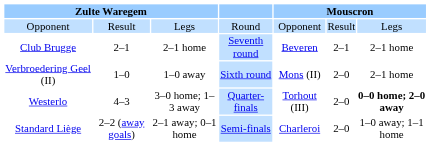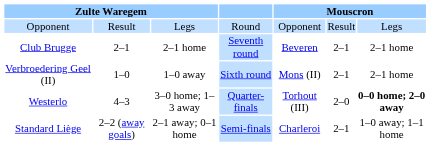(341, 74) 2–0 -> (341, 74) 2–1
(341, 128) 2–0 -> (341, 128) 2–1
